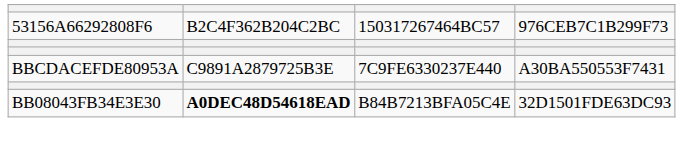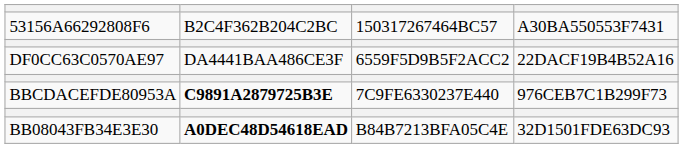(593, 25) 976CEB7C1B299F73 -> (591, 25) A30BA550553F7431
+ row: (87, 60)
(260, 68) normal -> (258, 95) bold
(592, 68) A30BA550553F7431 -> (592, 95) 976CEB7C1B299F73
